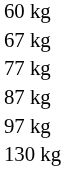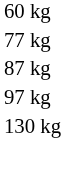- row: (27, 40)
